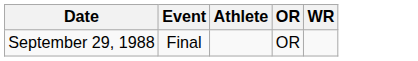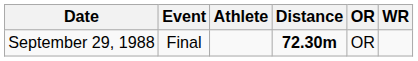+ column: (310, 17)
